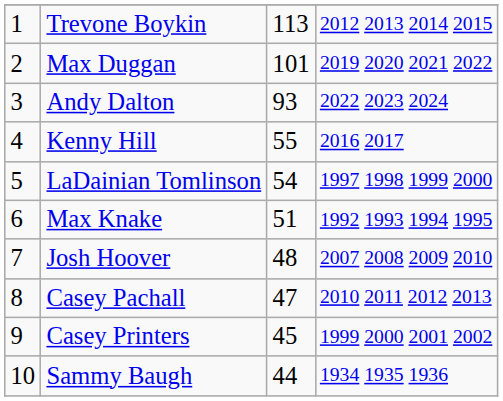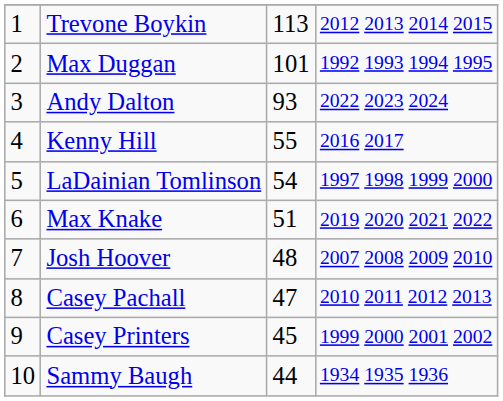(406, 63) 2019 2020 2021 2022 -> (406, 63) 1992 1993 1994 1995
(406, 219) 1992 1993 1994 1995 -> (406, 219) 2019 2020 2021 2022
